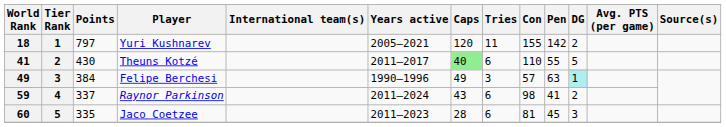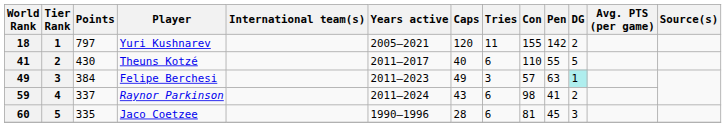(460, 61) lightgreen background -> (460, 61) no background
(400, 78) 1990–1996 -> (400, 78) 2011–2023
(400, 114) 2011–2023 -> (400, 114) 1990–1996
